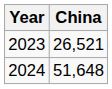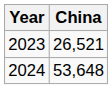(78, 70) 51,648 -> (78, 70) 53,648
